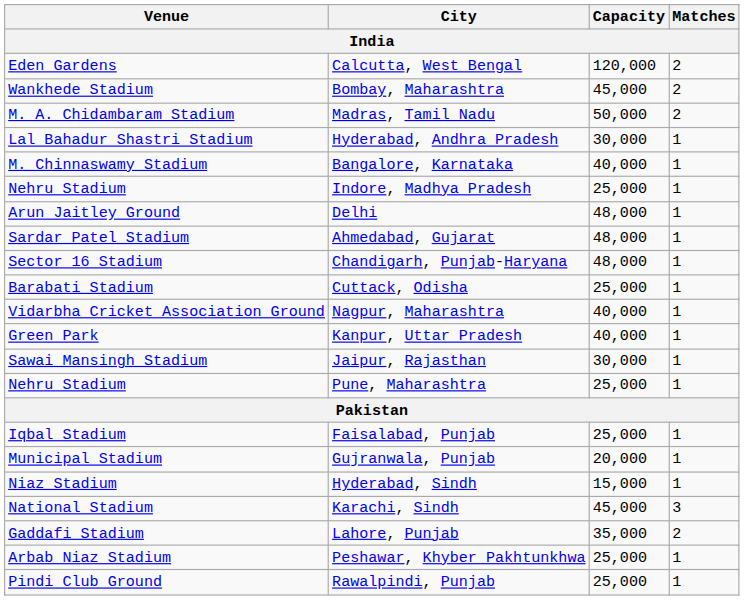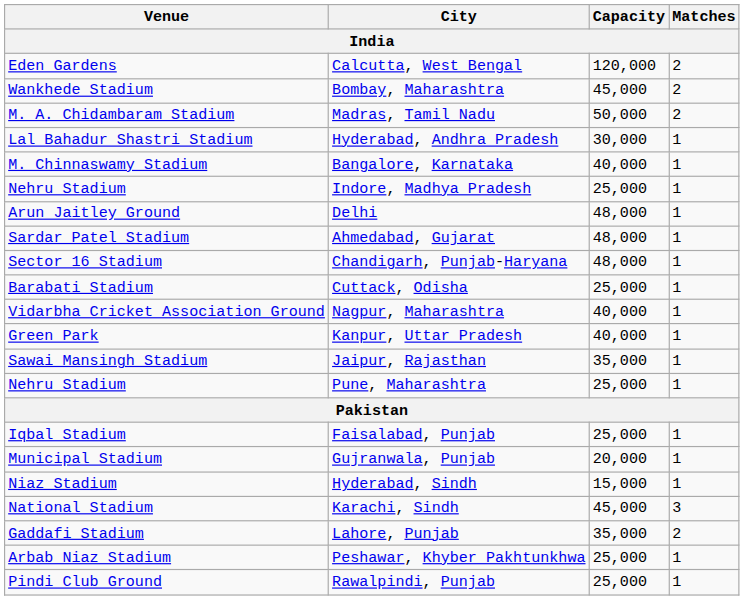(620, 361) 30,000 -> (620, 361) 35,000
